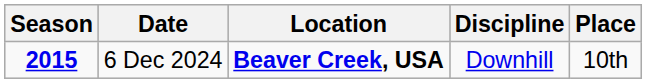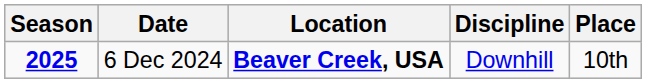(51, 60) 2015 -> (51, 60) 2025
